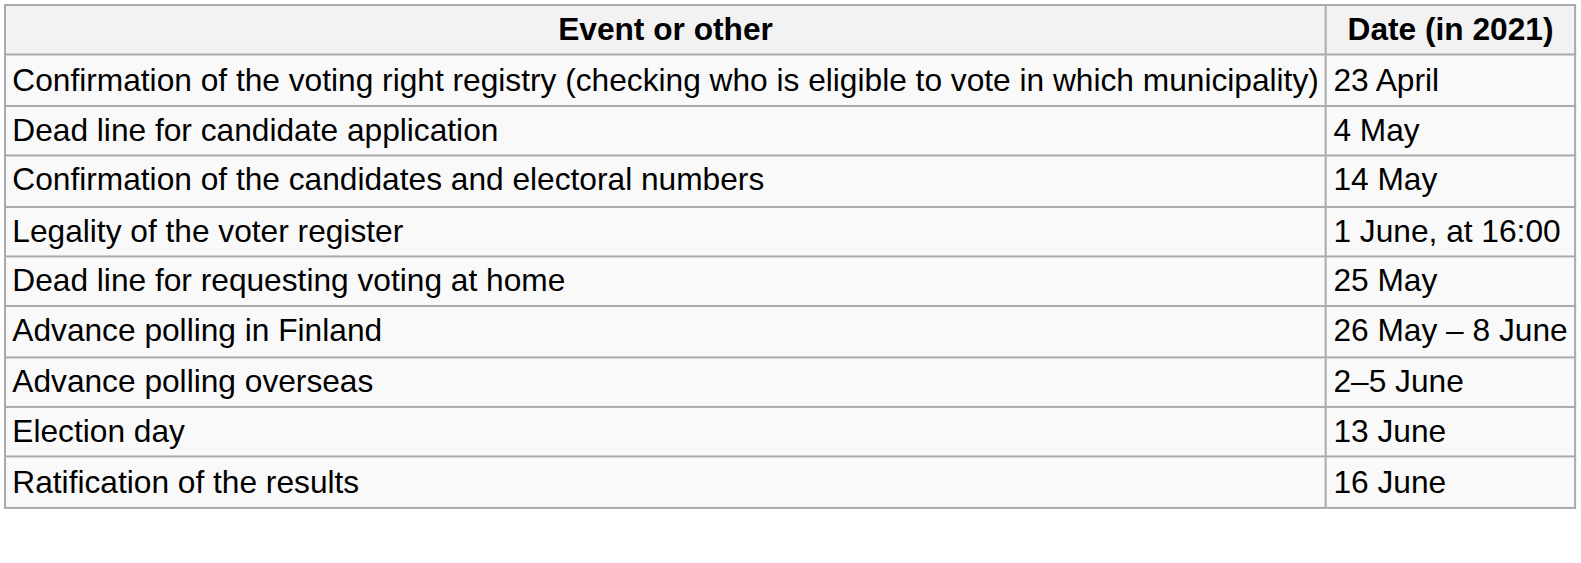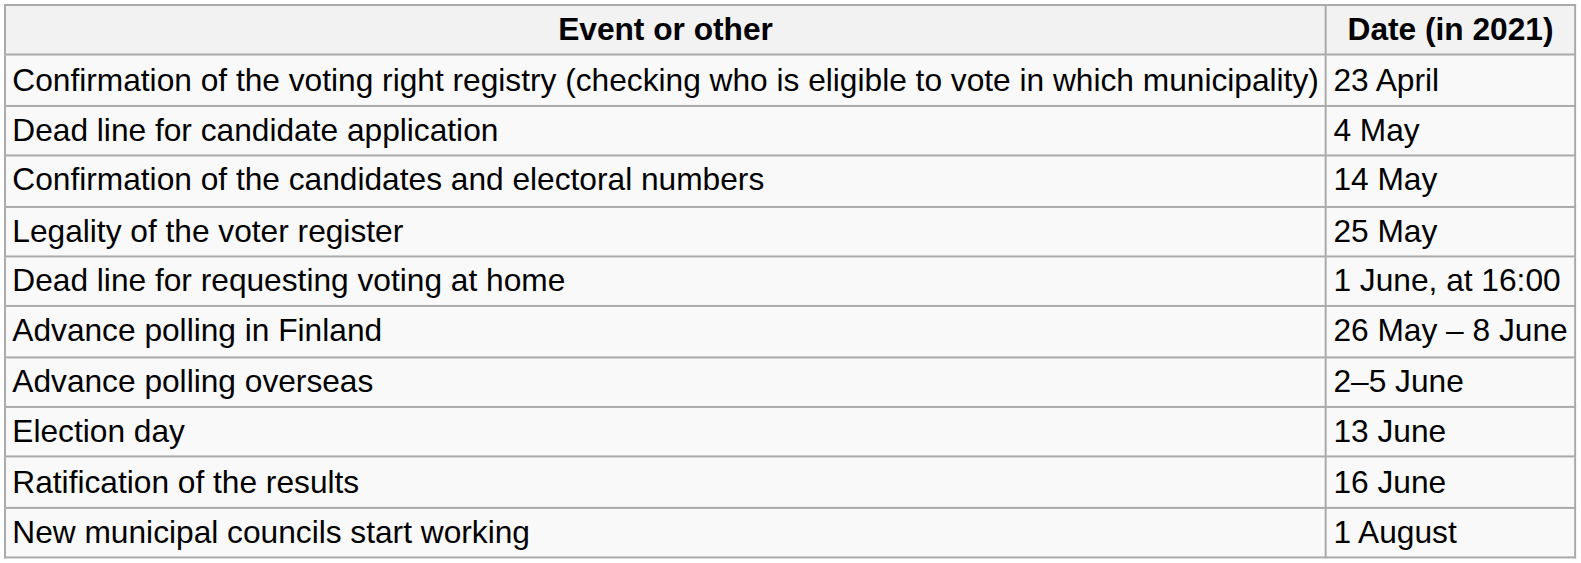(1447, 230) 1 June, at 16:00 -> (1385, 230) 25 May
(1385, 280) 25 May -> (1447, 280) 1 June, at 16:00
+ row: (271, 532)
